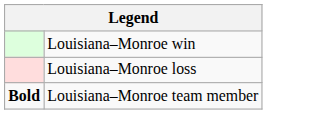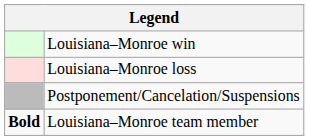+ row: (174, 96)
